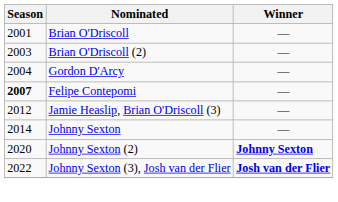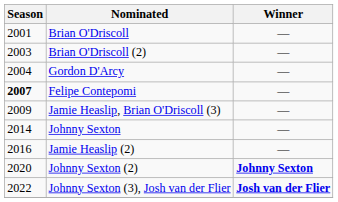(19, 110) 2012 -> (19, 110) 2009
+ row: (91, 149)
